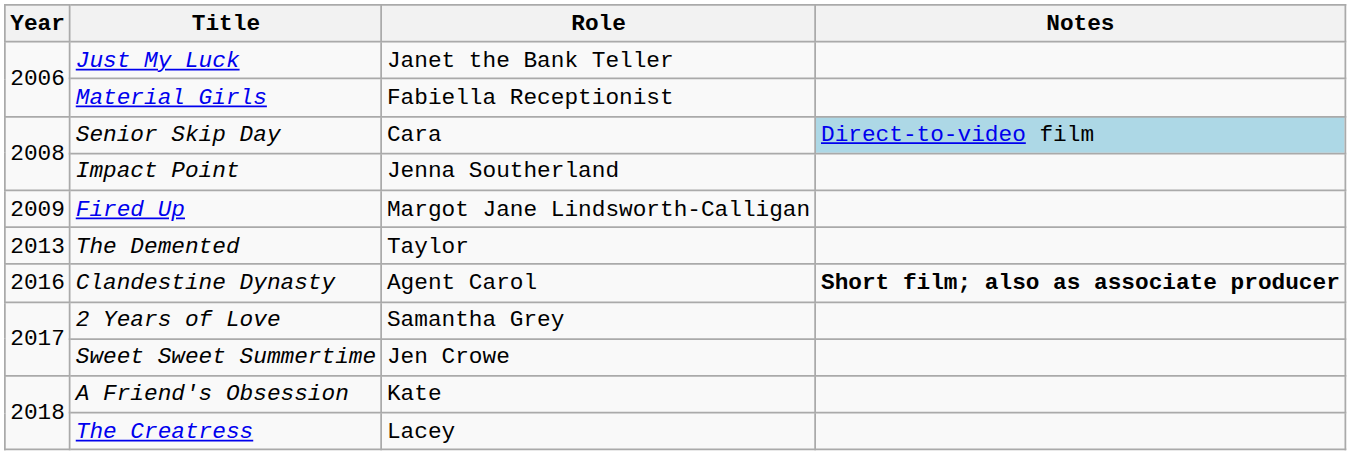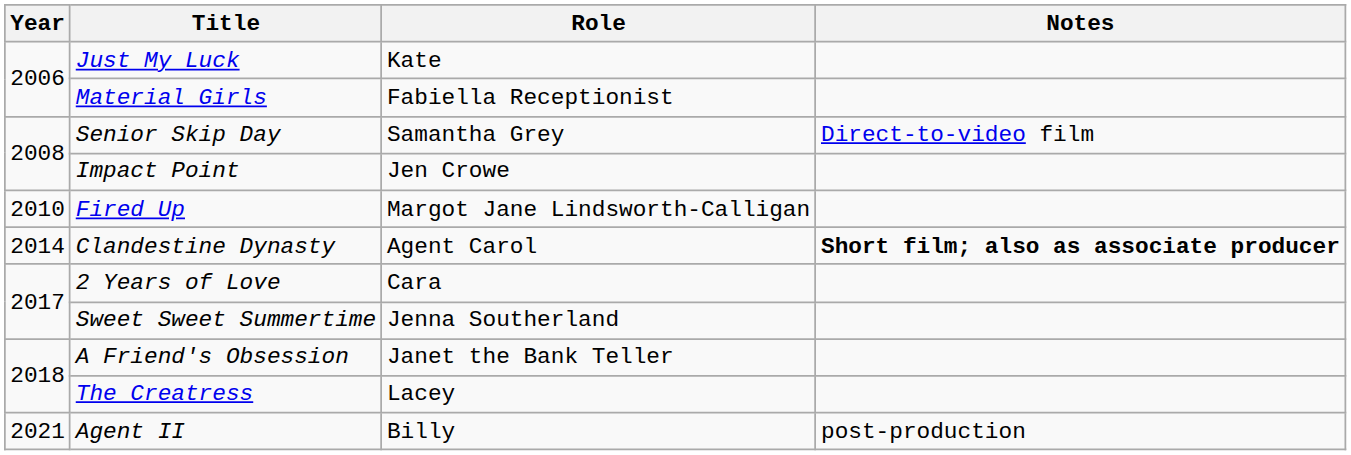(530, 60) Janet the Bank Teller -> (414, 60) Kate
(414, 135) Cara -> (476, 135) Samantha Grey
(958, 135) lightblue background -> (958, 135) no background
(503, 172) Jenna Southerland -> (448, 172) Jen Crowe
(38, 209) 2009 -> (38, 209) 2010
- row: (158, 246)
(38, 283) 2016 -> (38, 246) 2014
(476, 320) Samantha Grey -> (414, 283) Cara
(448, 357) Jen Crowe -> (503, 320) Jenna Southerland
(414, 394) Kate -> (530, 357) Janet the Bank Teller
+ row: (130, 431)
